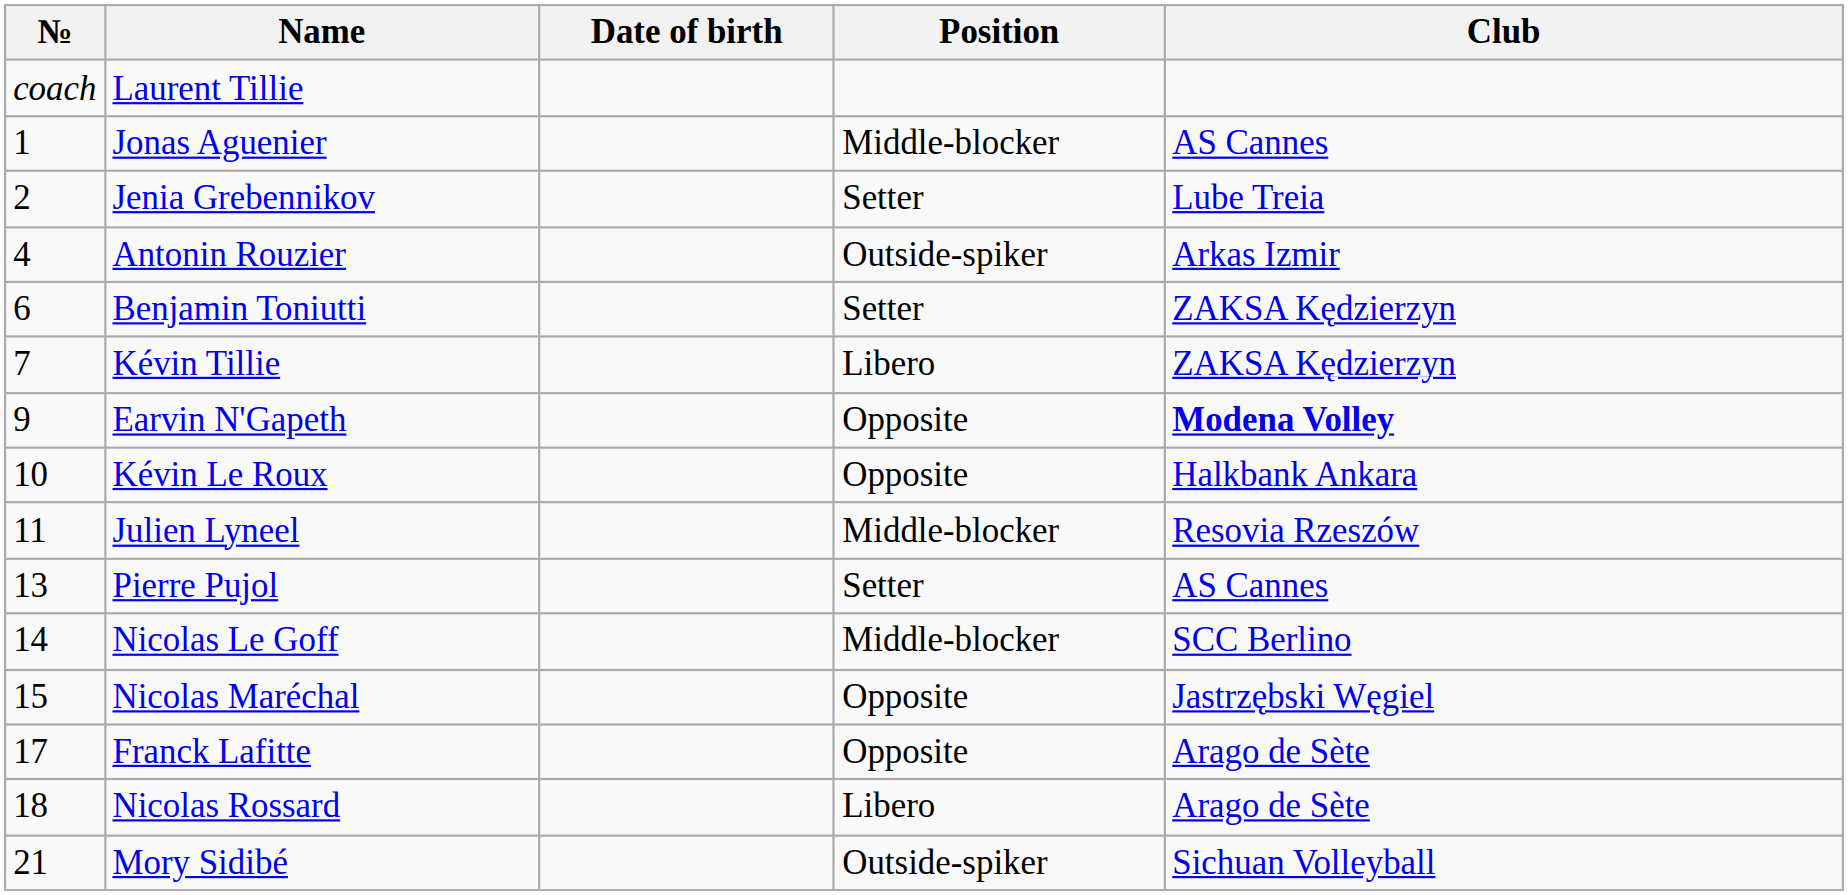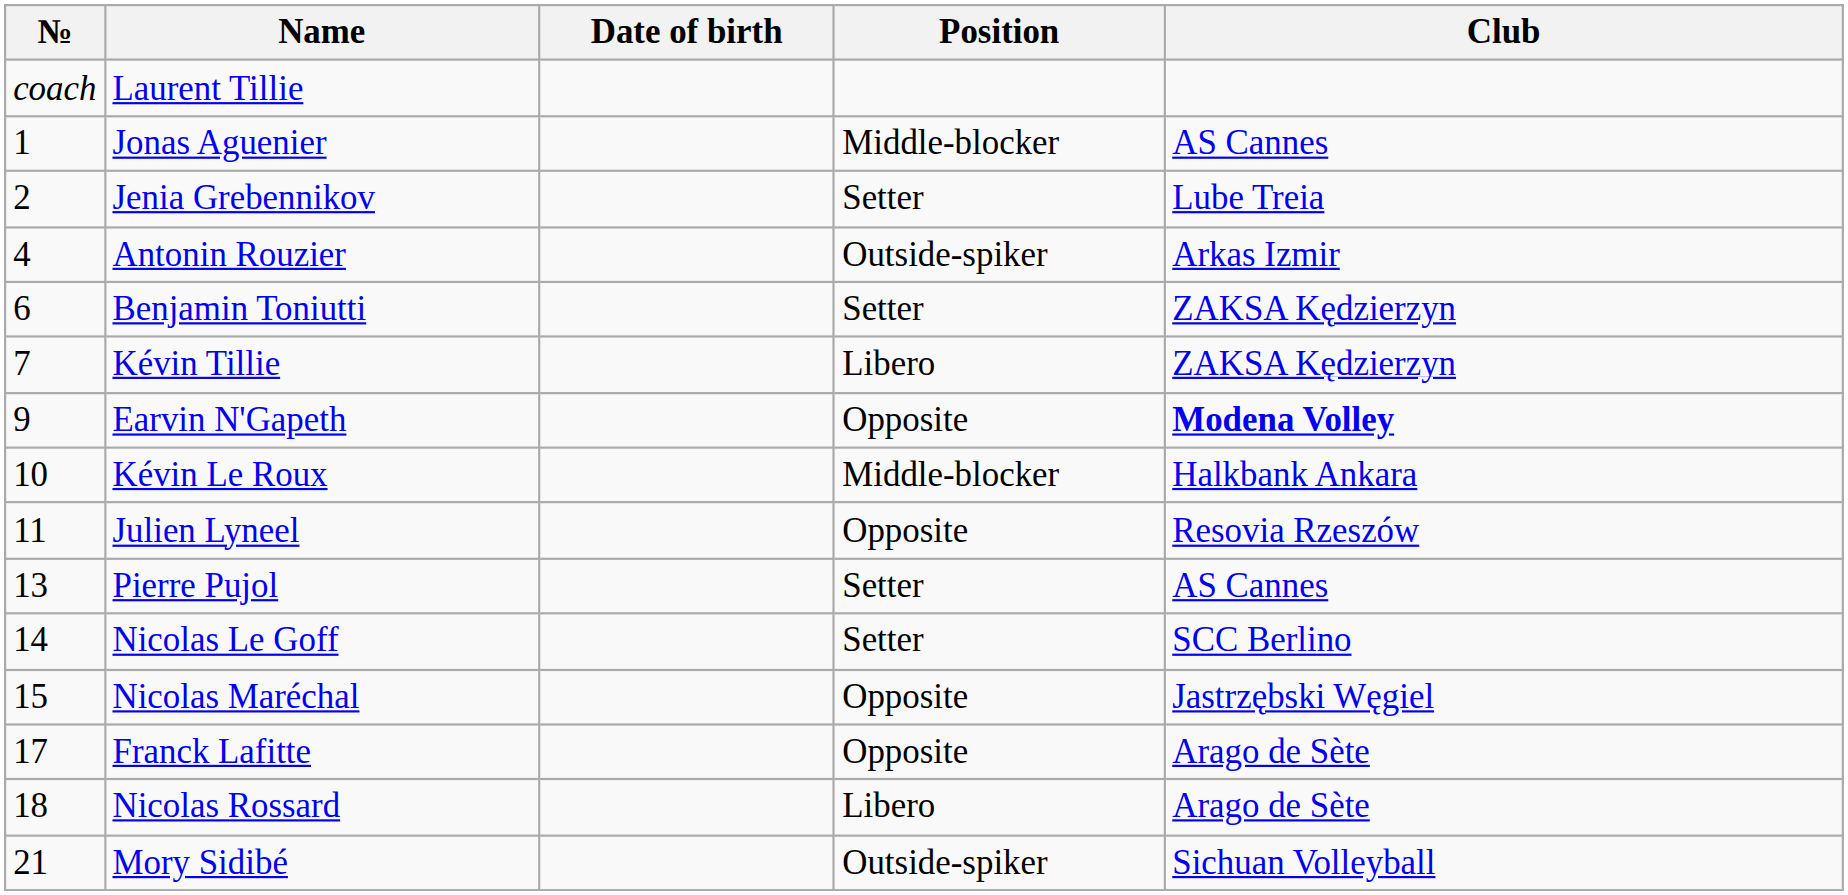(905, 474) Opposite -> (951, 474) Middle-blocker
(951, 530) Middle-blocker -> (905, 530) Opposite
(951, 640) Middle-blocker -> (883, 640) Setter
